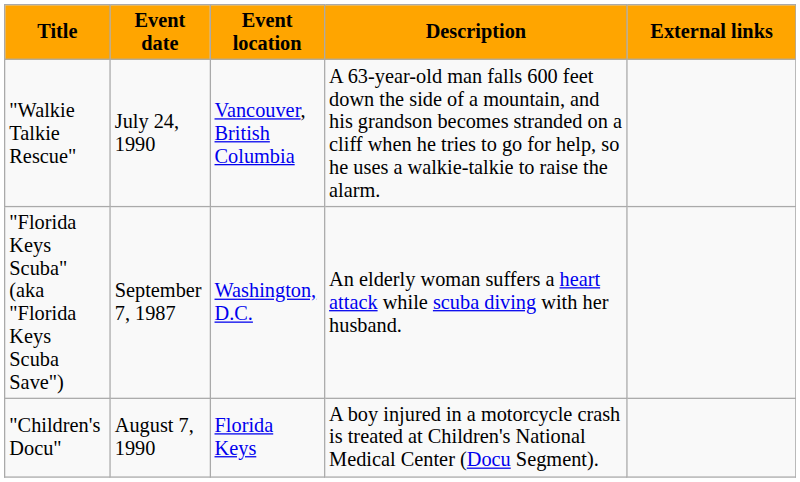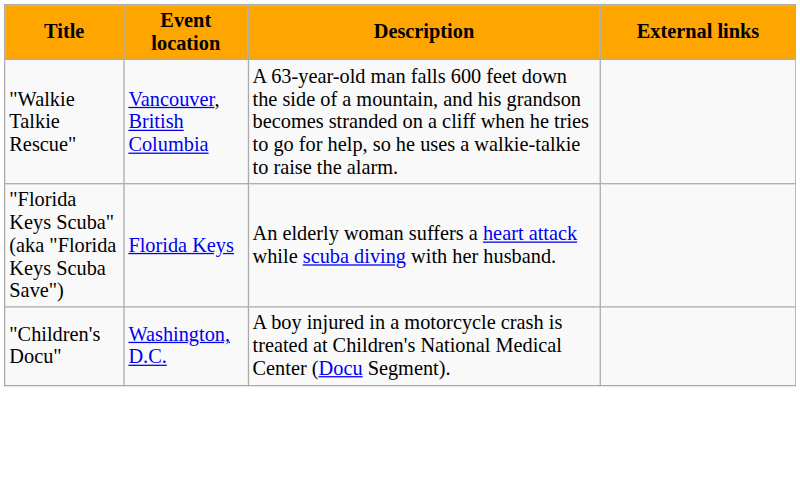- column: (160, 32)
(265, 302) Washington, D.C. -> (181, 245) Florida Keys
(244, 437) Florida Keys -> (179, 345) Washington, D.C.
